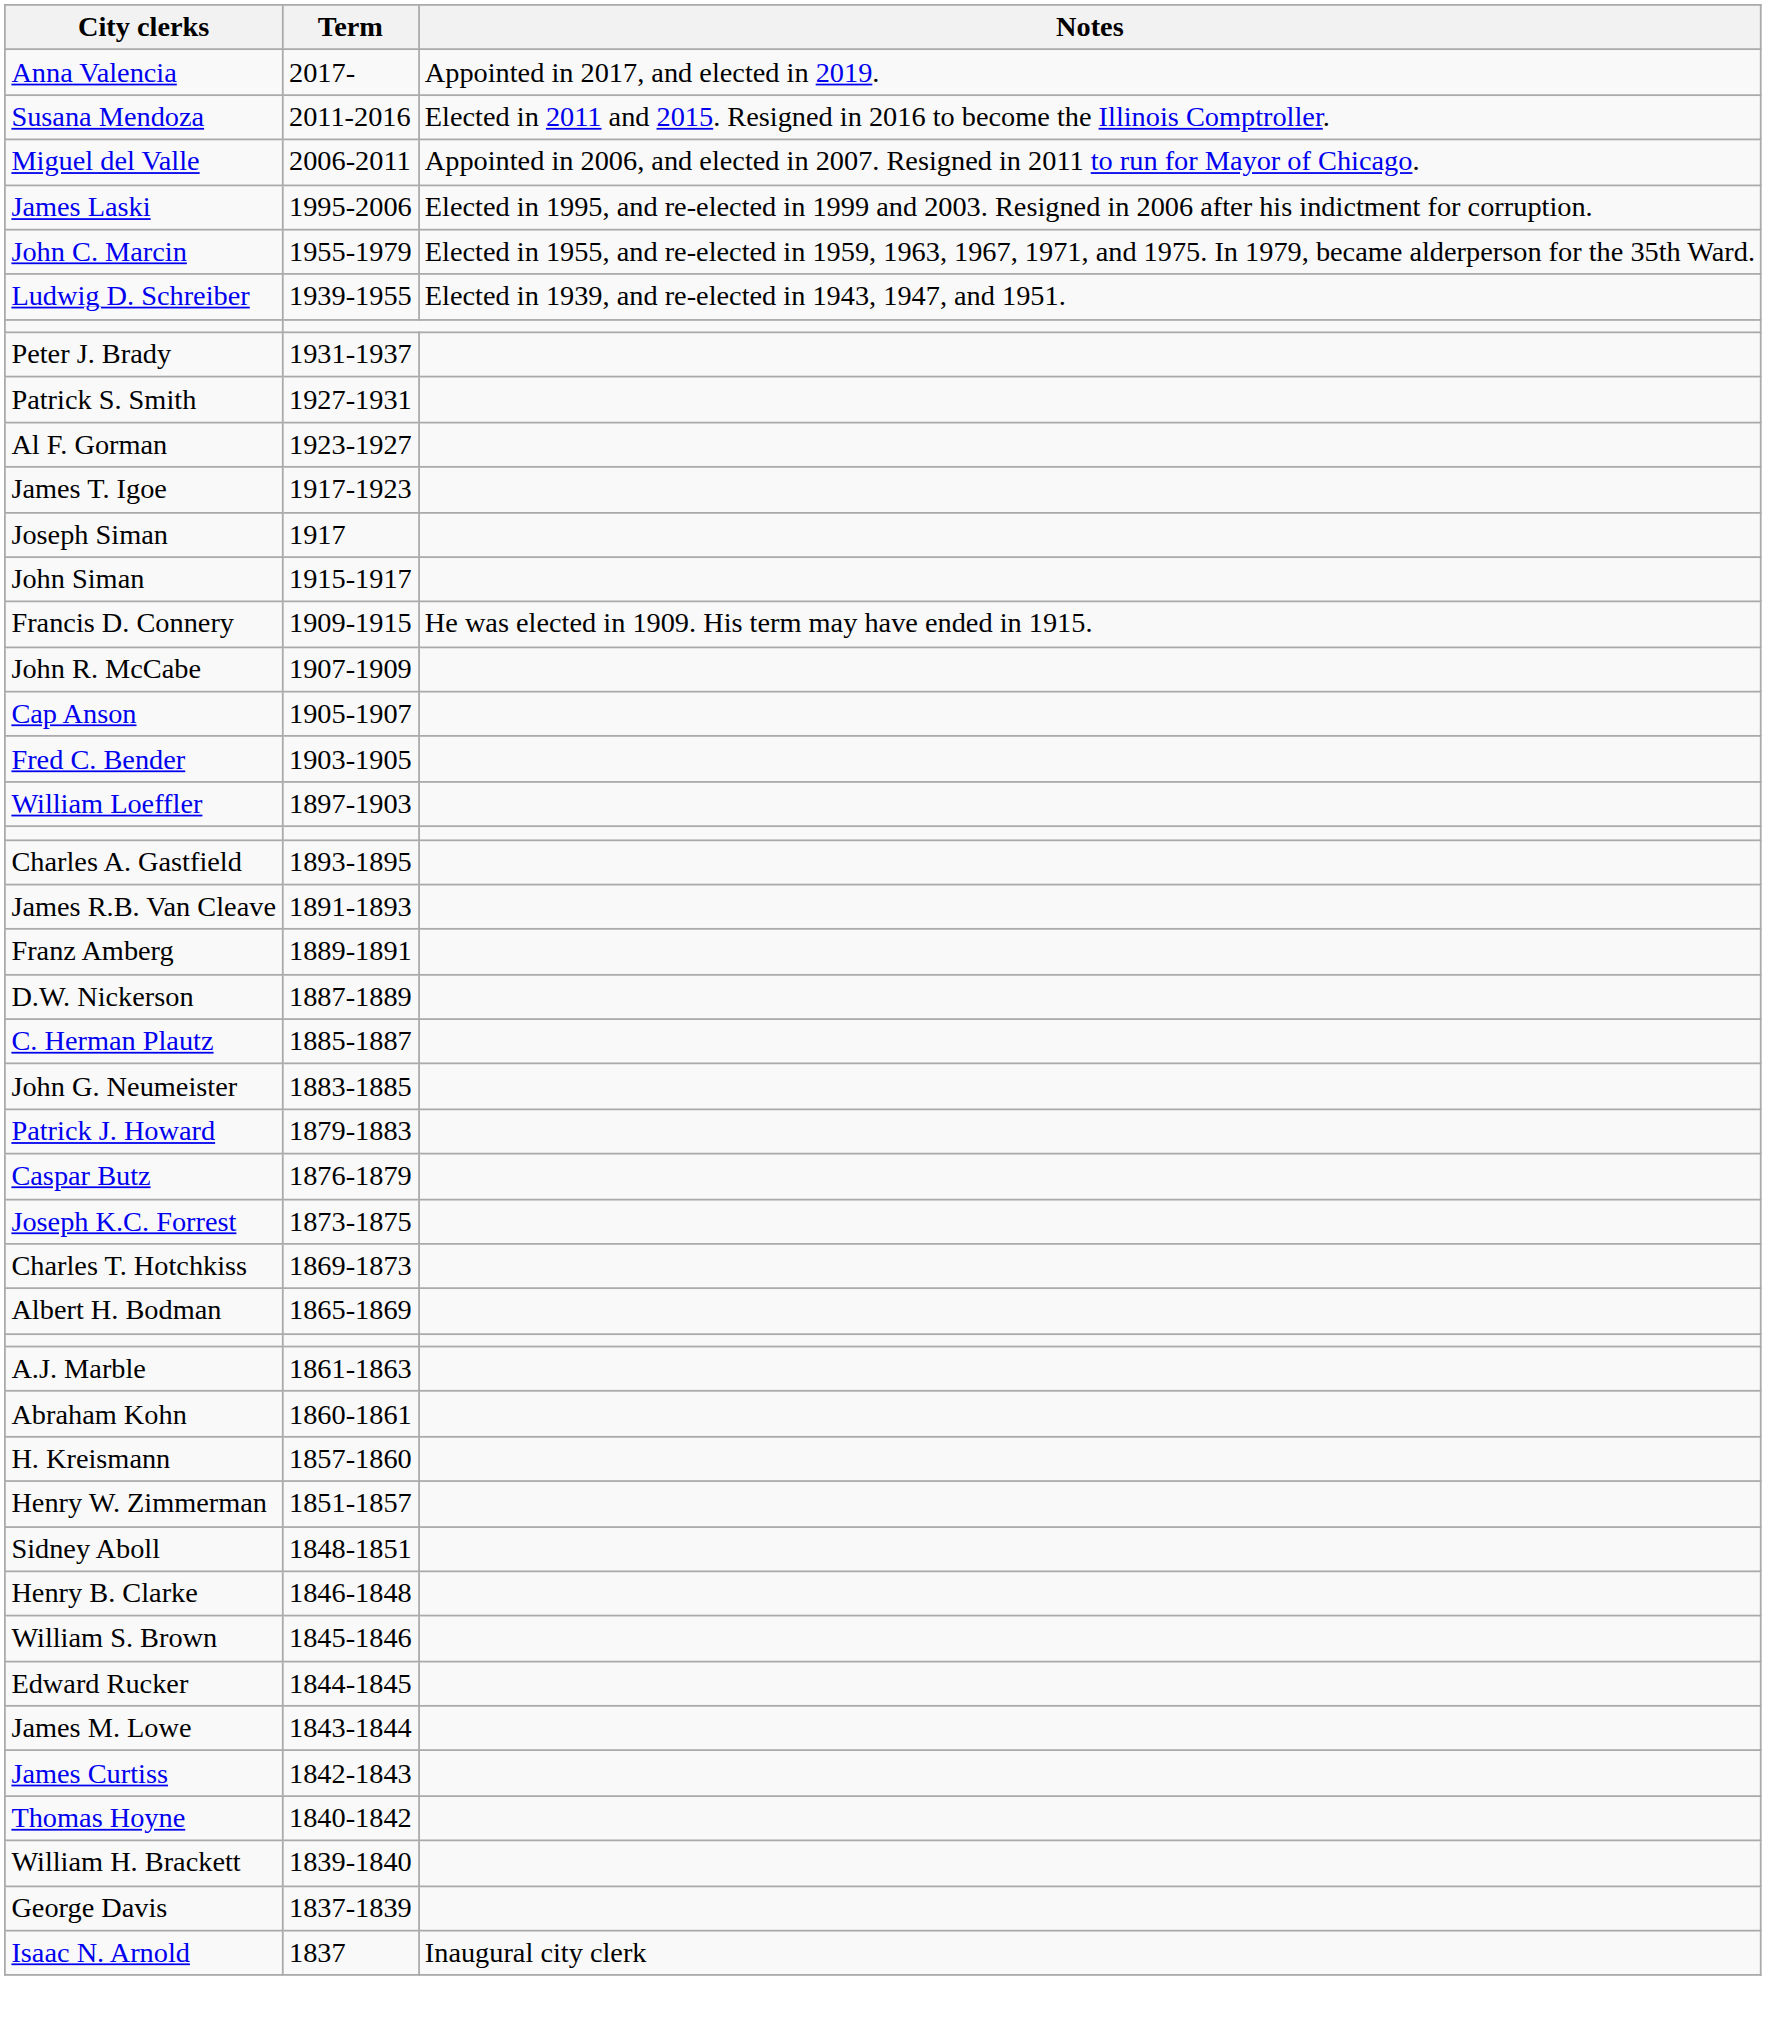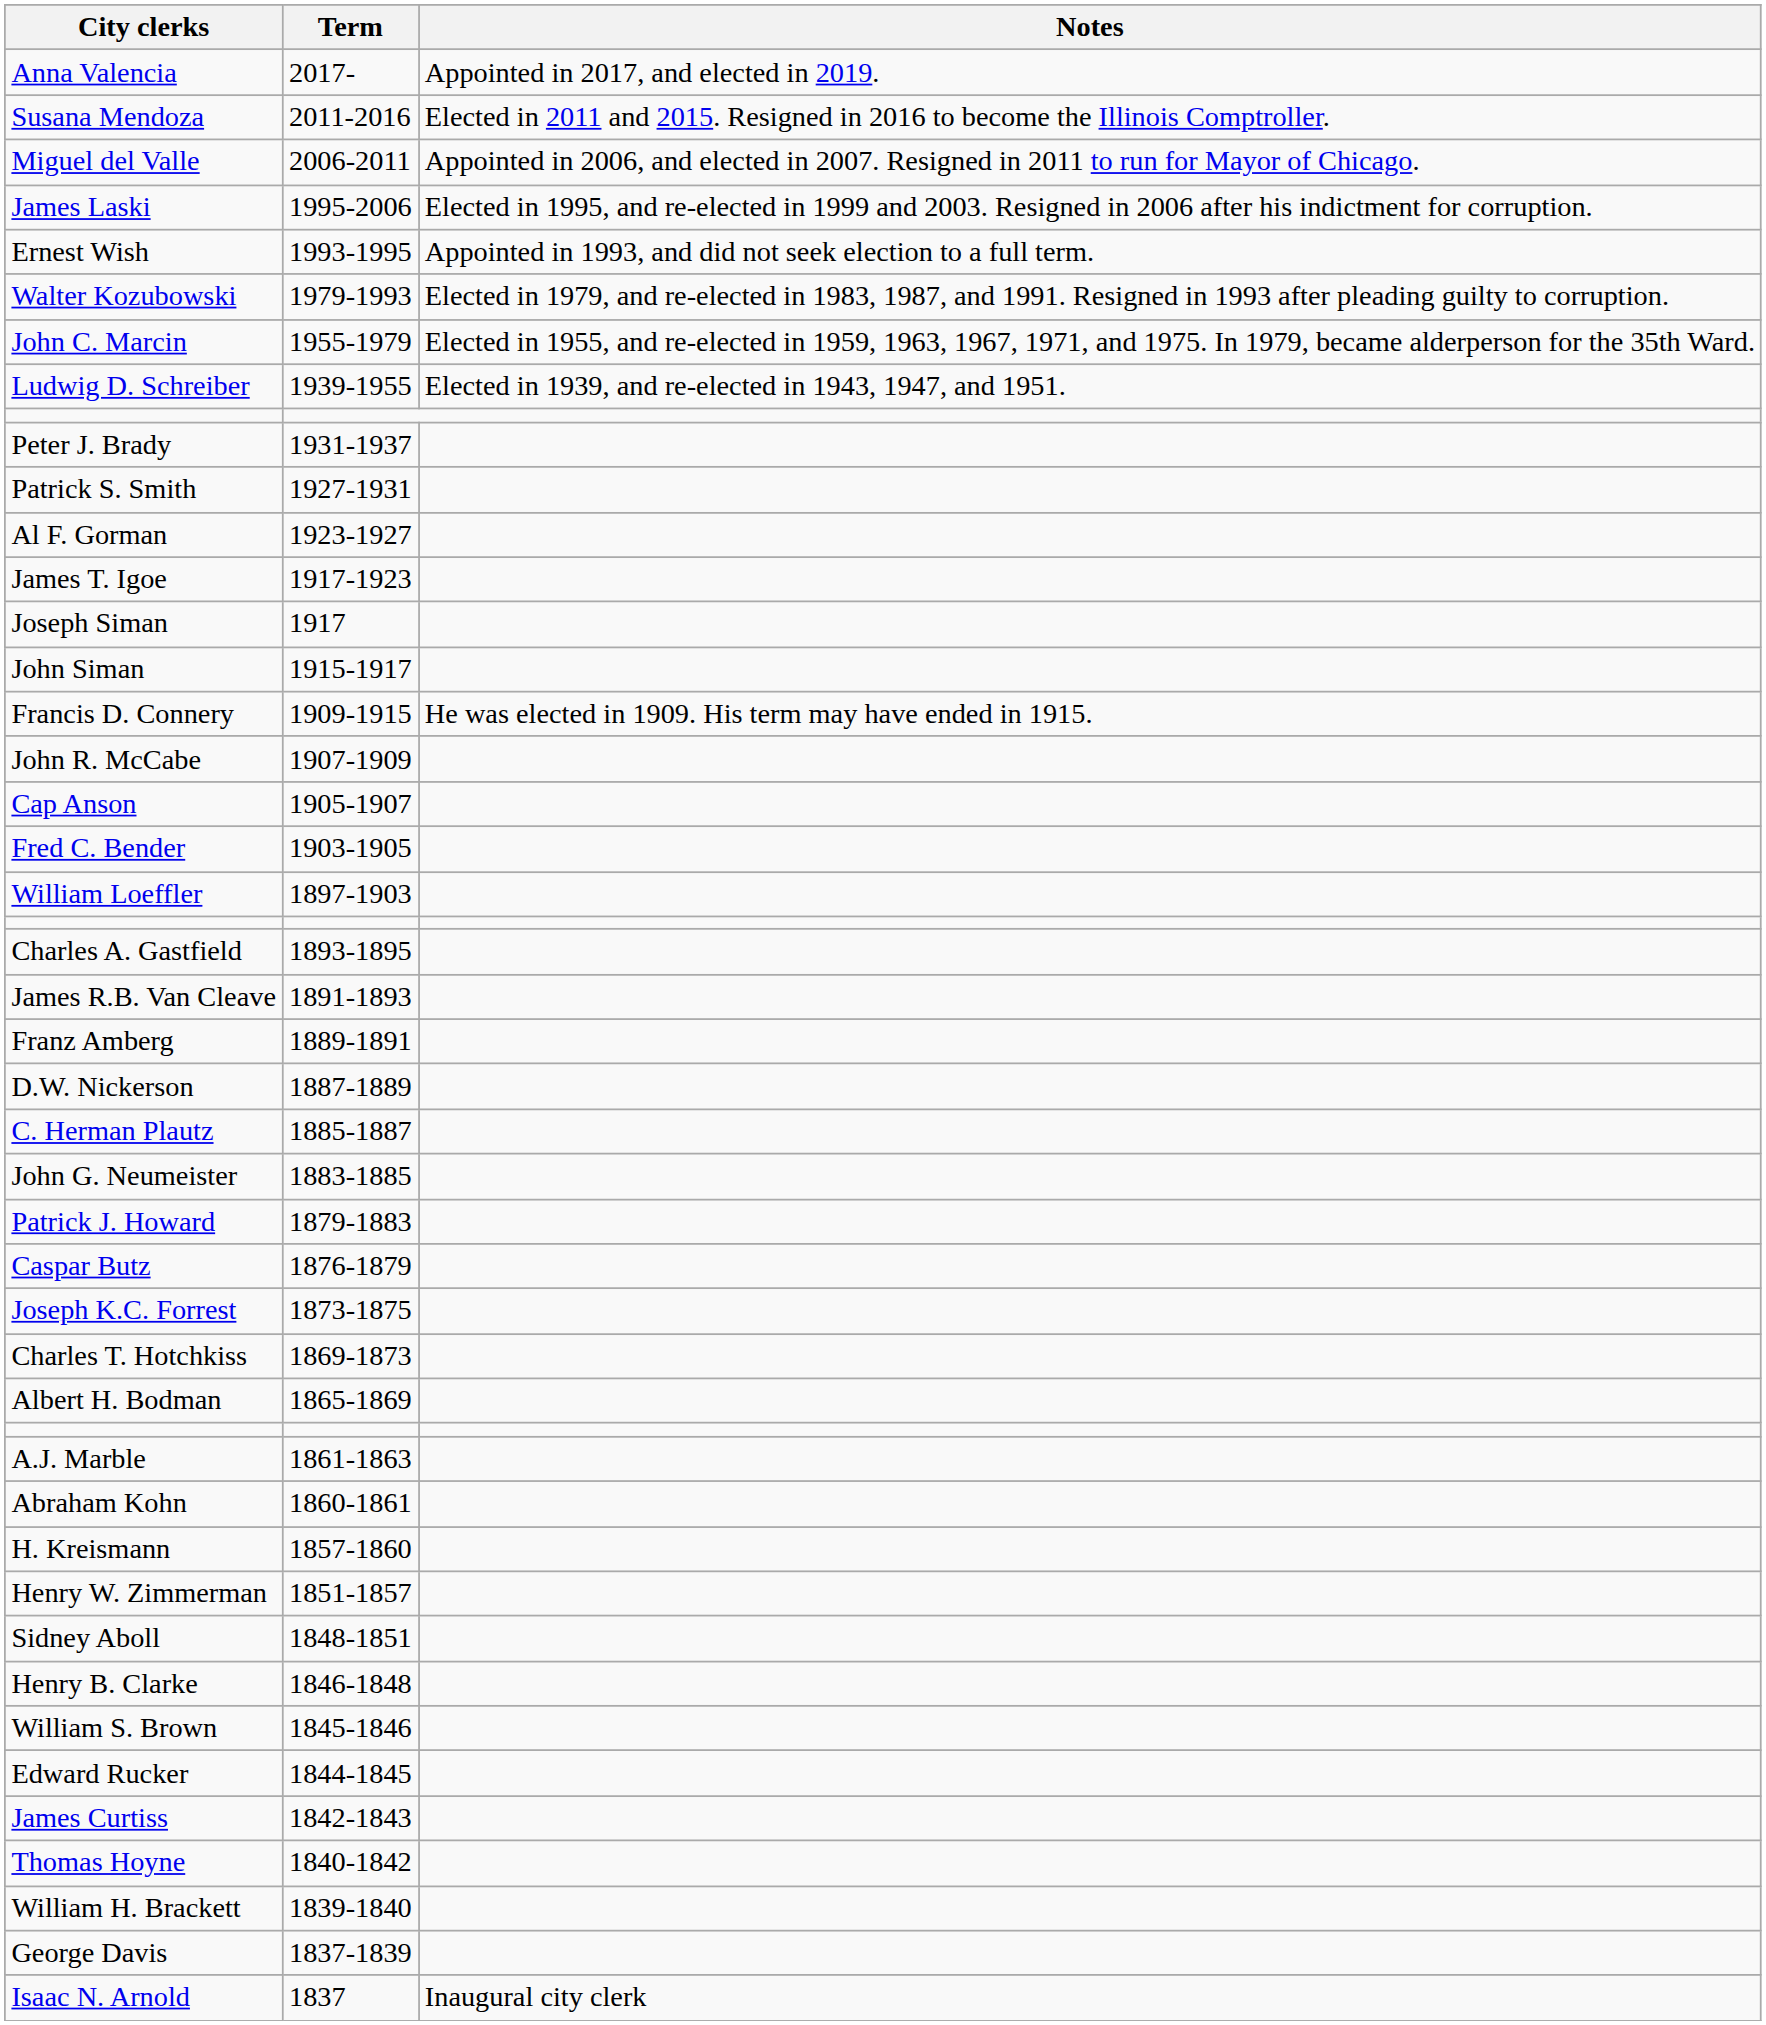+ row: (80, 251)
+ row: (124, 296)
- row: (101, 1727)
